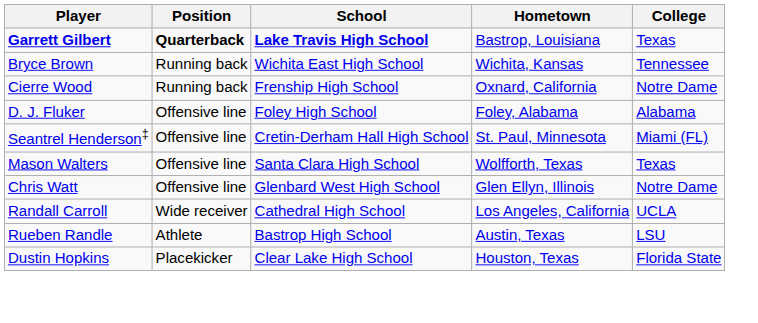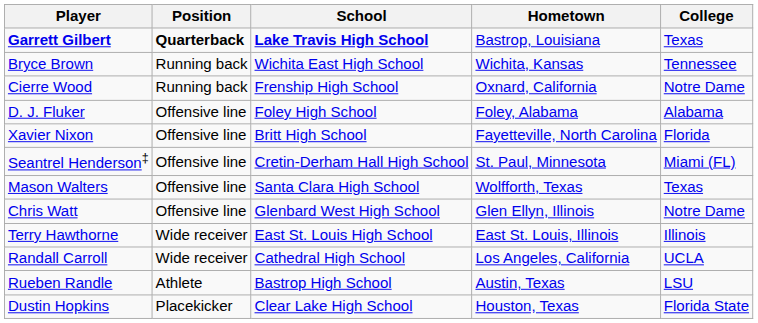+ row: (51, 135)
+ row: (63, 235)
